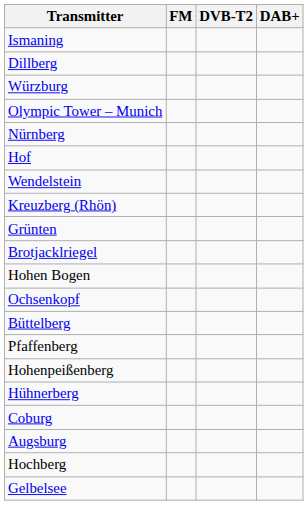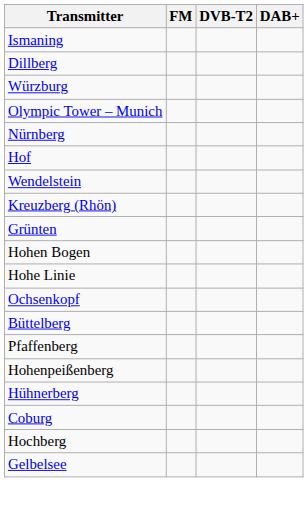- row: (53, 252)
+ row: (42, 275)
- row: (37, 441)
